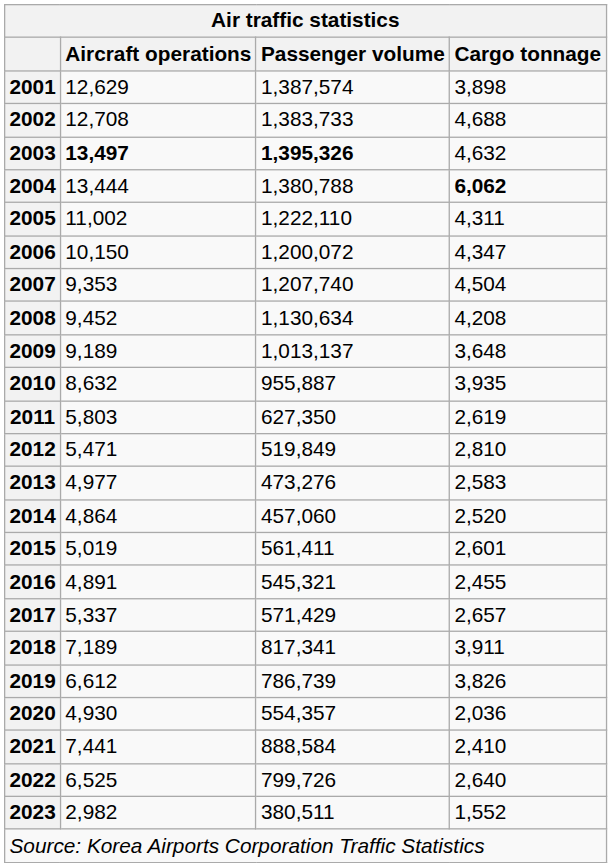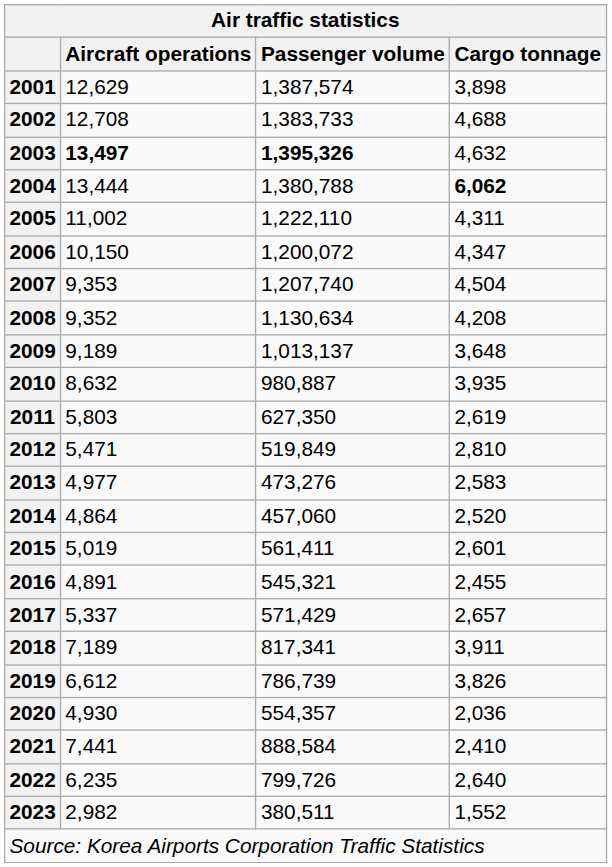(91, 317) 9,452 -> (91, 317) 9,352
(299, 383) 955,887 -> (299, 383) 980,887
(91, 779) 6,525 -> (91, 779) 6,235
